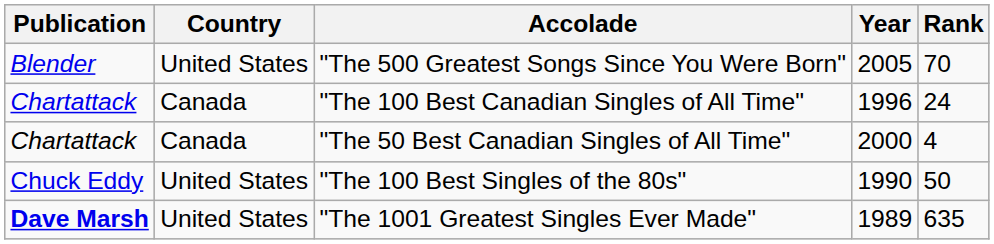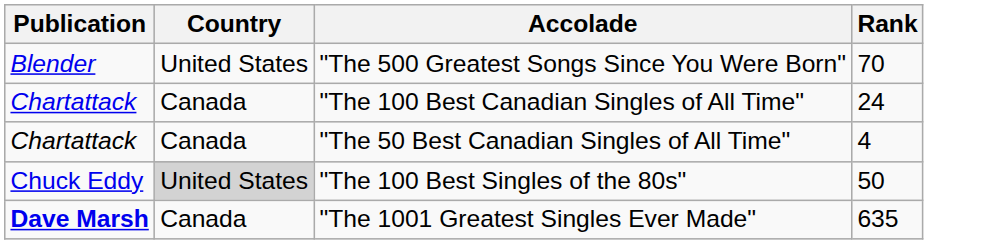- column: (885, 24)
(234, 180) no background -> (234, 180) lightgrey background
(234, 219) United States -> (203, 219) Canada
